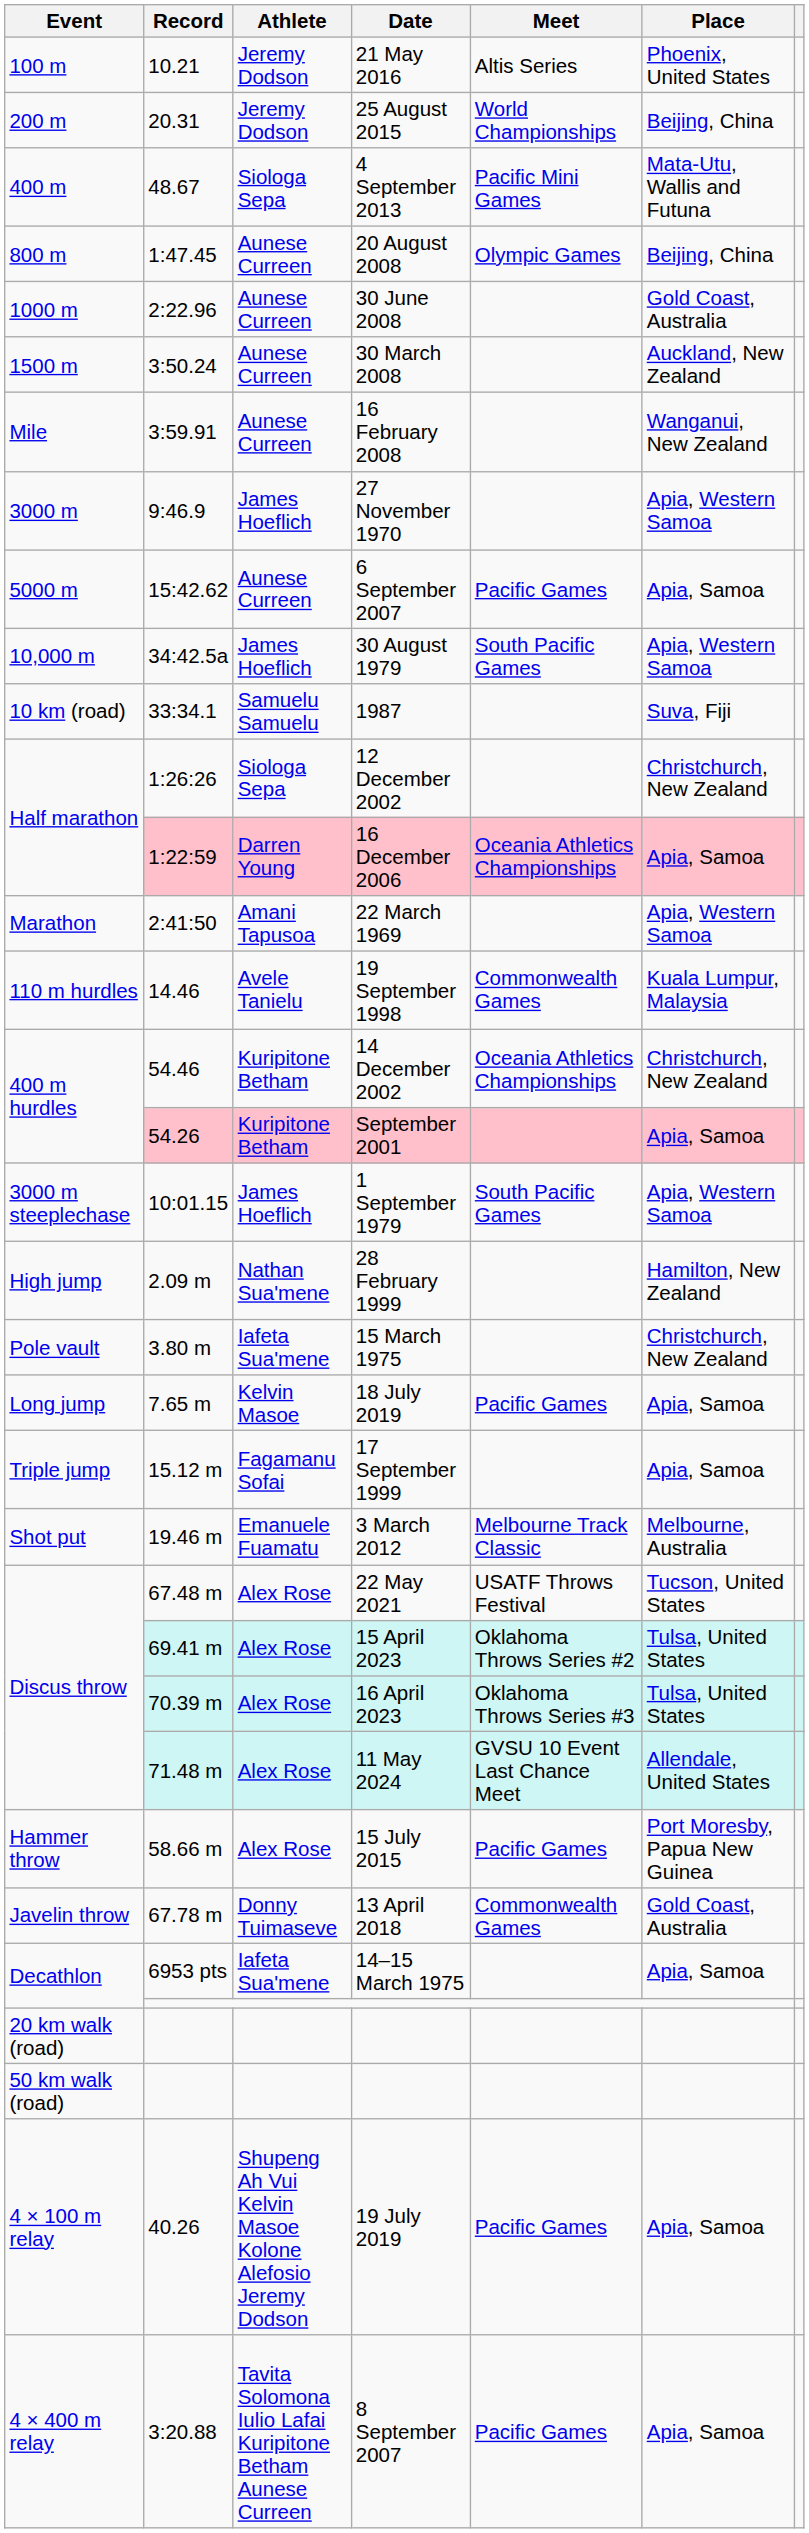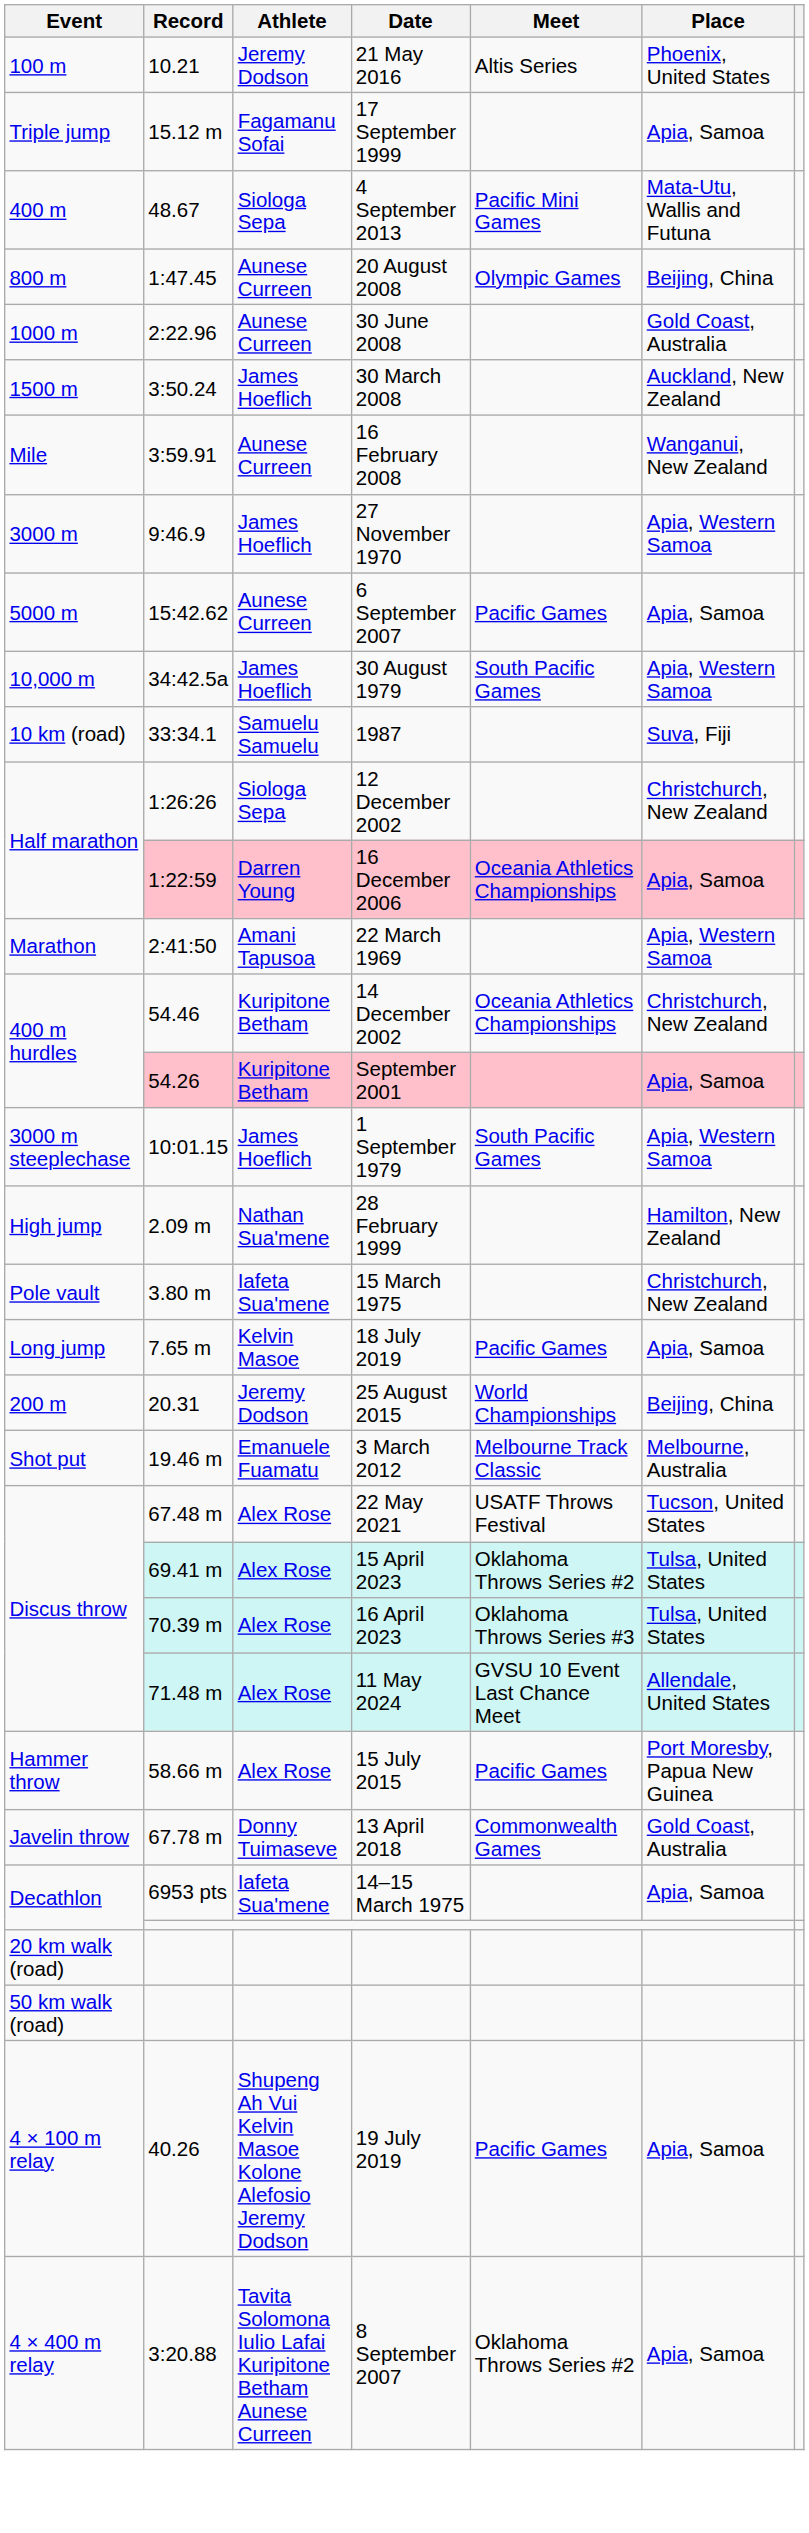rows swapped: (38, 120) <-> (60, 1470)
(275, 365) Aunese Curreen -> (275, 388) James Hoeflich
- row: (74, 990)
(541, 2432) Pacific Games -> (555, 2353) Oklahoma Throws Series #2
